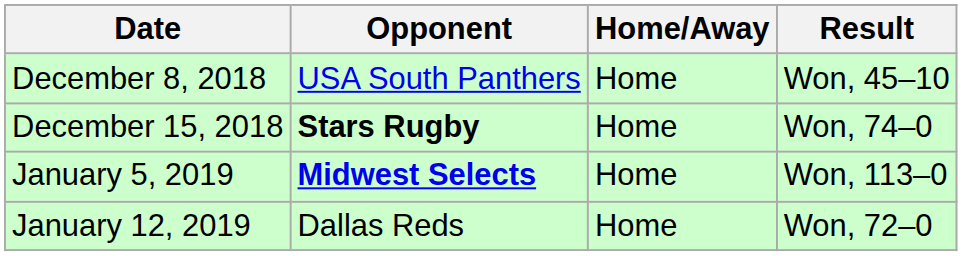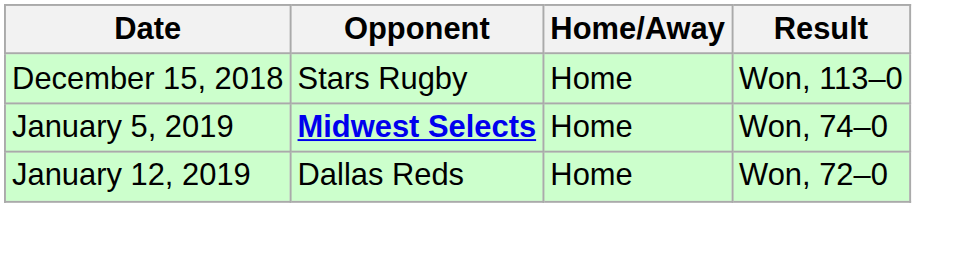- row: (139, 77)
(388, 126) bold -> (383, 77) normal
(858, 126) Won, 74–0 -> (821, 77) Won, 113–0
(866, 175) Won, 113–0 -> (813, 126) Won, 74–0
